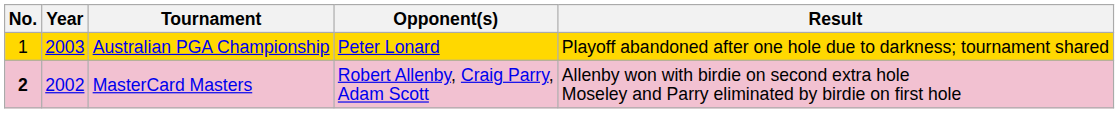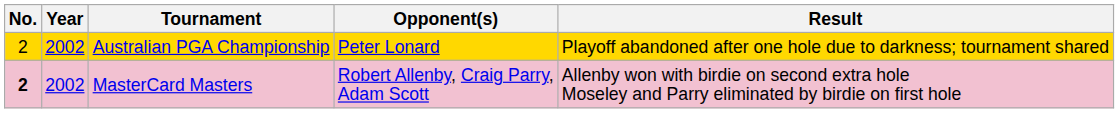(23, 47) 1 -> (23, 47) 2
(65, 47) 2003 -> (65, 47) 2002
